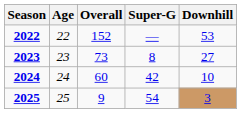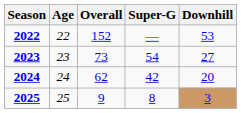(152, 56) 8 -> (152, 56) 54
(101, 77) 60 -> (101, 77) 62
(208, 77) 10 -> (208, 77) 20
(152, 98) 54 -> (152, 98) 8
